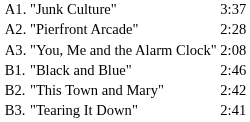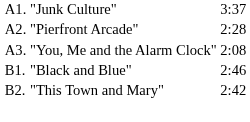- row: (84, 110)
